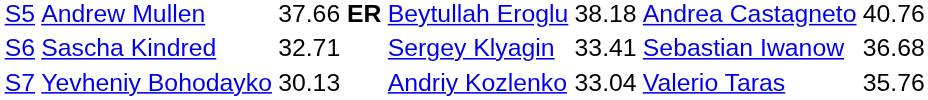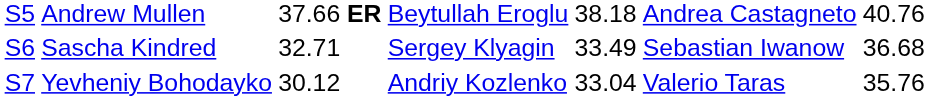(606, 48) 33.41 -> (606, 48) 33.49
(309, 82) 30.13 -> (309, 82) 30.12
